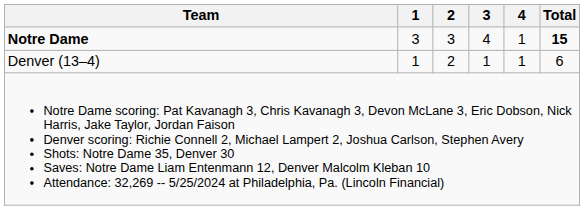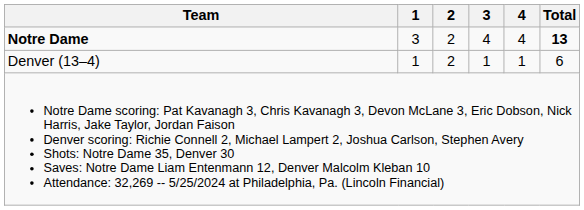(451, 38) 3 -> (451, 38) 2
(522, 38) 1 -> (522, 38) 4
(560, 38) 15 -> (560, 38) 13
